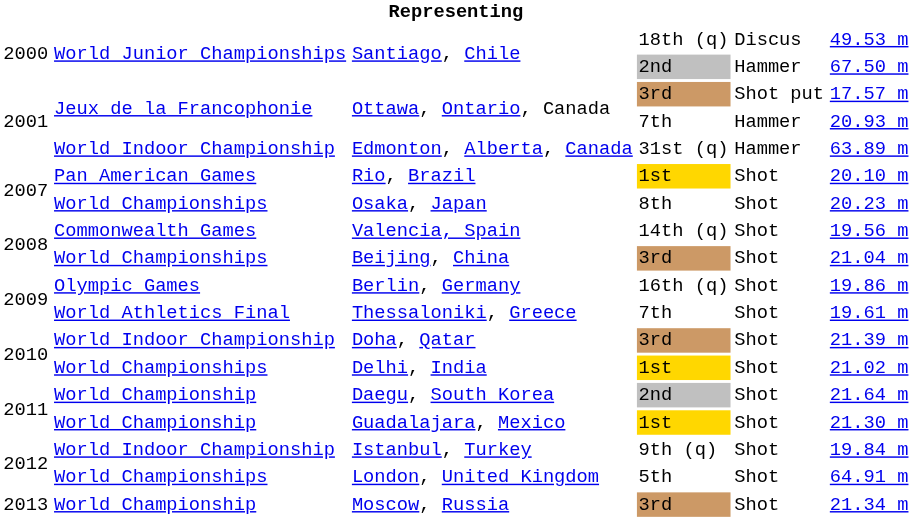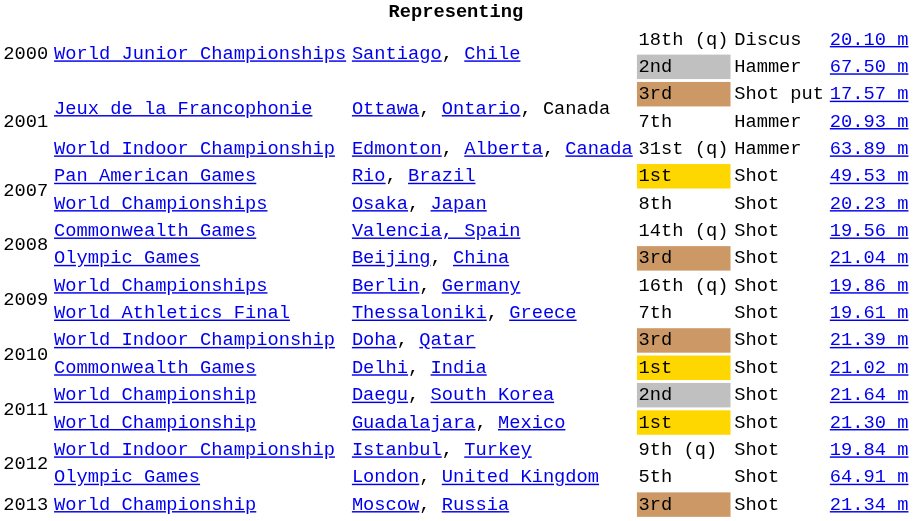(869, 39) 49.53 m -> (869, 39) 20.10 m
(869, 176) 20.10 m -> (869, 176) 49.53 m
(161, 258) World Championships -> (127, 258) Olympic Games
(127, 286) Olympic Games -> (161, 286) World Championships
(161, 368) World Championships -> (155, 368) Commonwealth Games
(161, 477) World Championships -> (127, 477) Olympic Games
